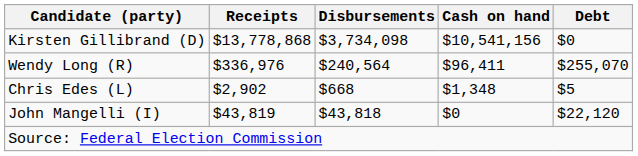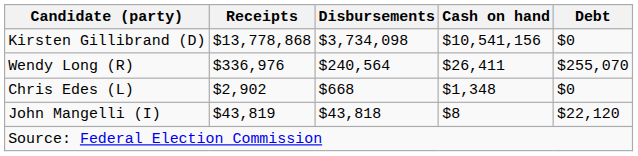(474, 65) $96,411 -> (474, 65) $26,411
(566, 90) $5 -> (566, 90) $0
(451, 114) $0 -> (451, 114) $8
